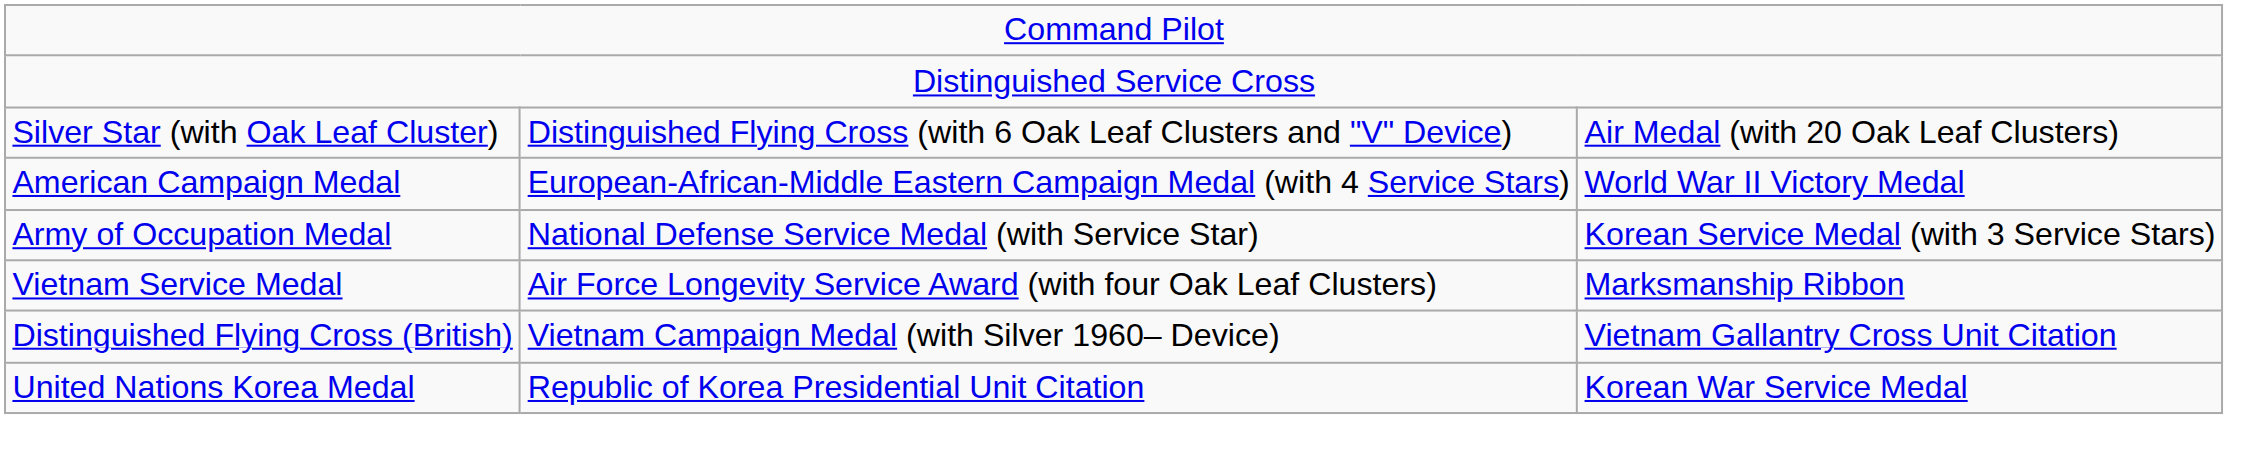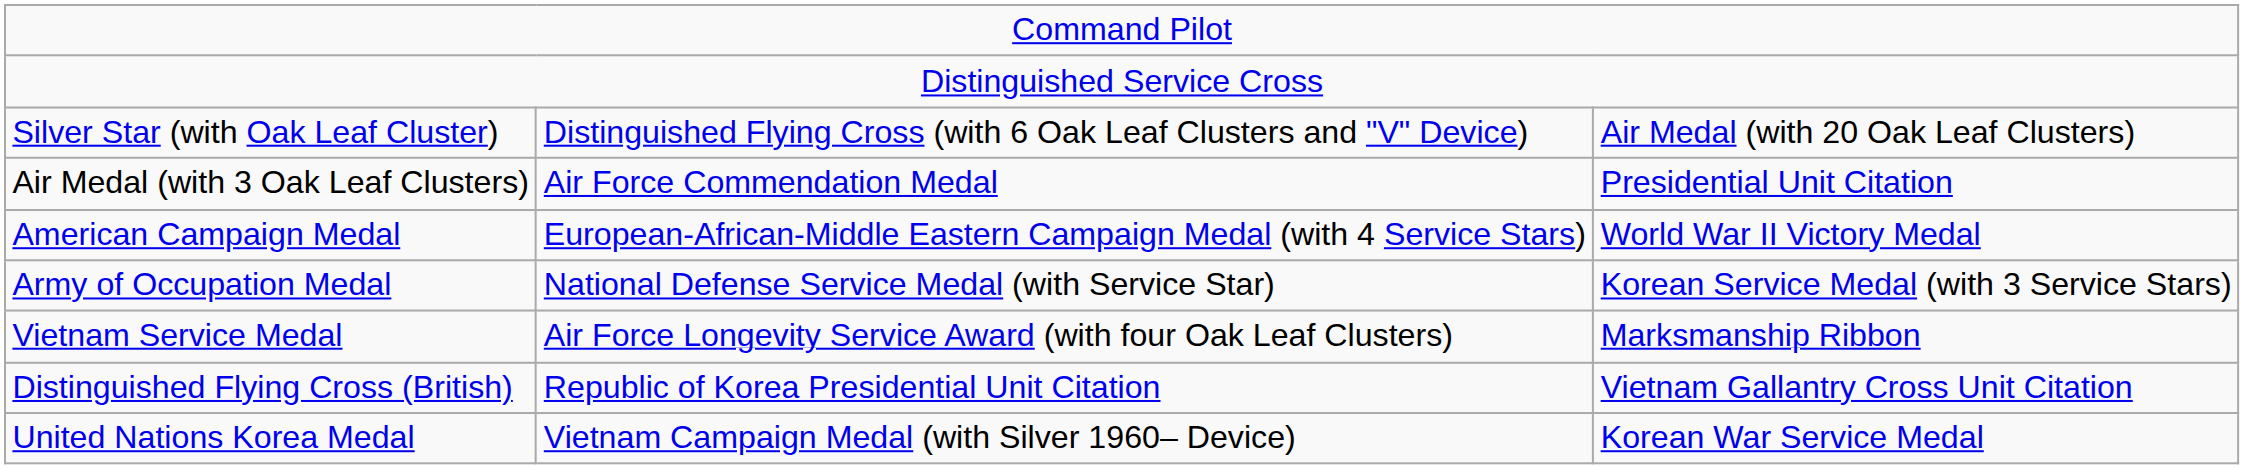+ row: (271, 183)
(904, 336) Vietnam Campaign Medal (with Silver 1960– Device) -> (852, 387) Republic of Korea Presidential Unit Citation
(836, 387) Republic of Korea Presidential Unit Citation -> (920, 438) Vietnam Campaign Medal (with Silver 1960– Device)
